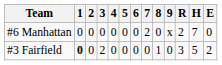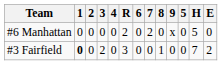columns swapped: (125, 13) <-> (182, 13)
(195, 32) 7 -> (195, 32) 5
(195, 50) 5 -> (195, 50) 7
